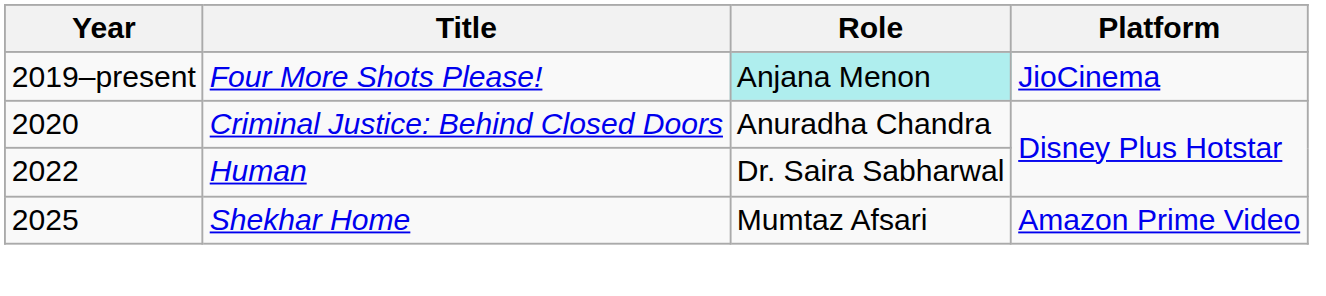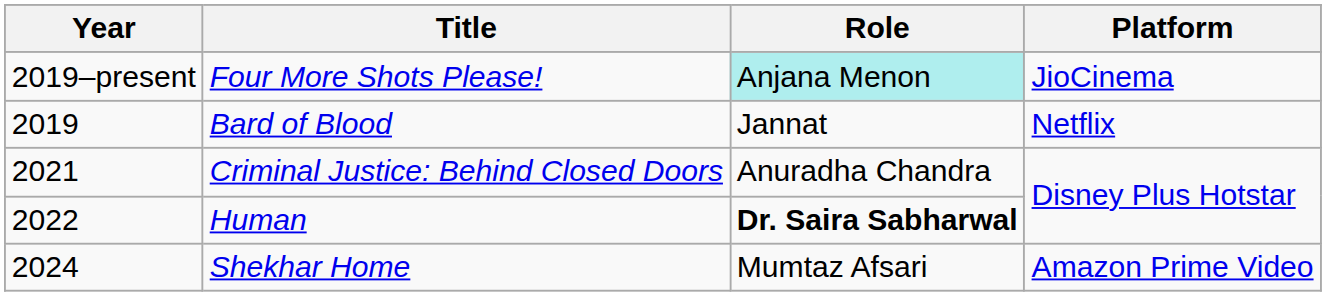+ row: (301, 123)
(45, 123) 2020 -> (45, 171) 2021
(871, 171) normal -> (877, 219) bold
(45, 219) 2025 -> (45, 266) 2024
